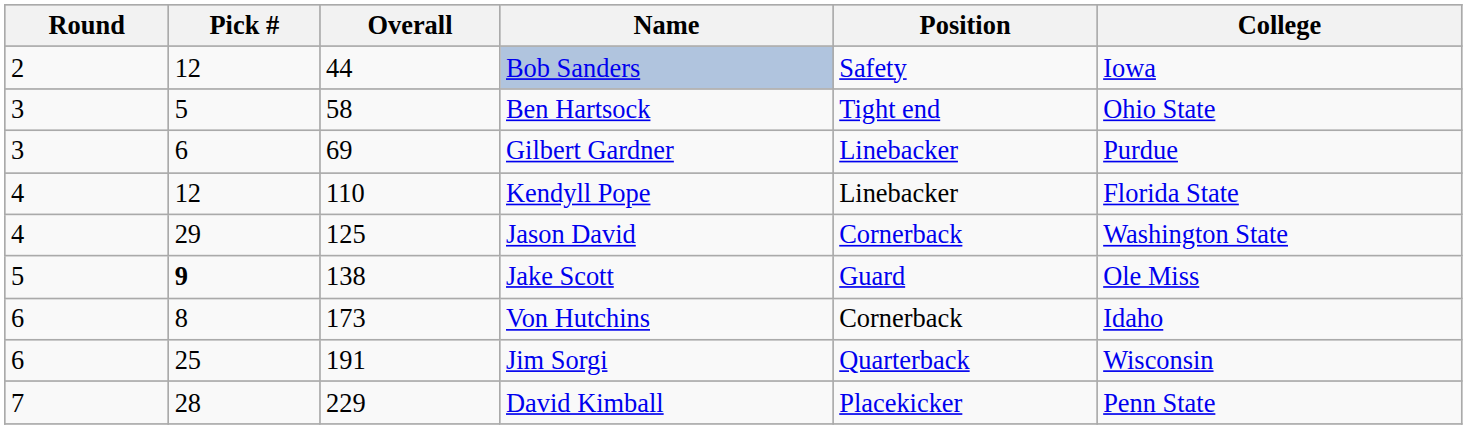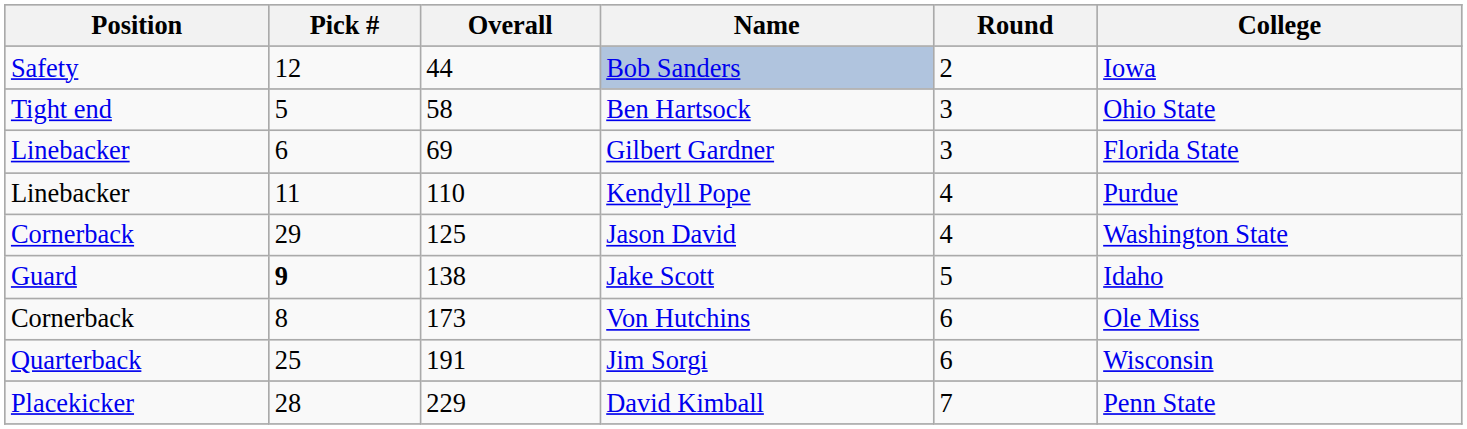columns swapped: (87, 25) <-> (965, 25)
(1141, 151) Purdue -> (1171, 151) Florida State
(188, 192) 12 -> (288, 192) 11
(1171, 192) Florida State -> (1141, 192) Purdue
(1151, 276) Ole Miss -> (1133, 276) Idaho
(1133, 318) Idaho -> (1151, 318) Ole Miss
